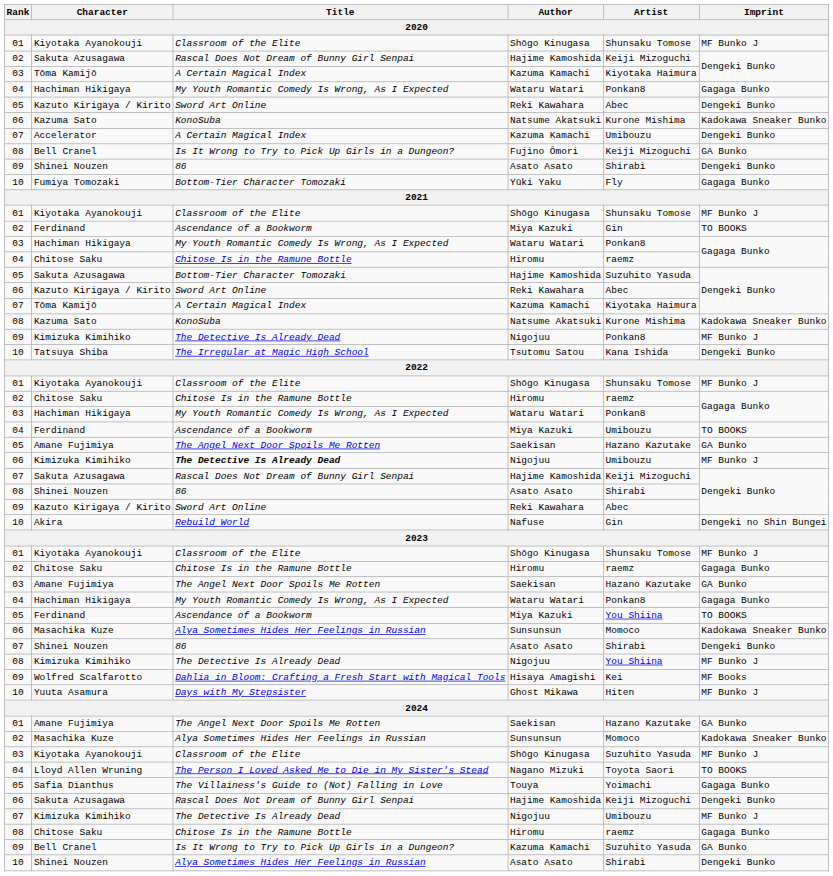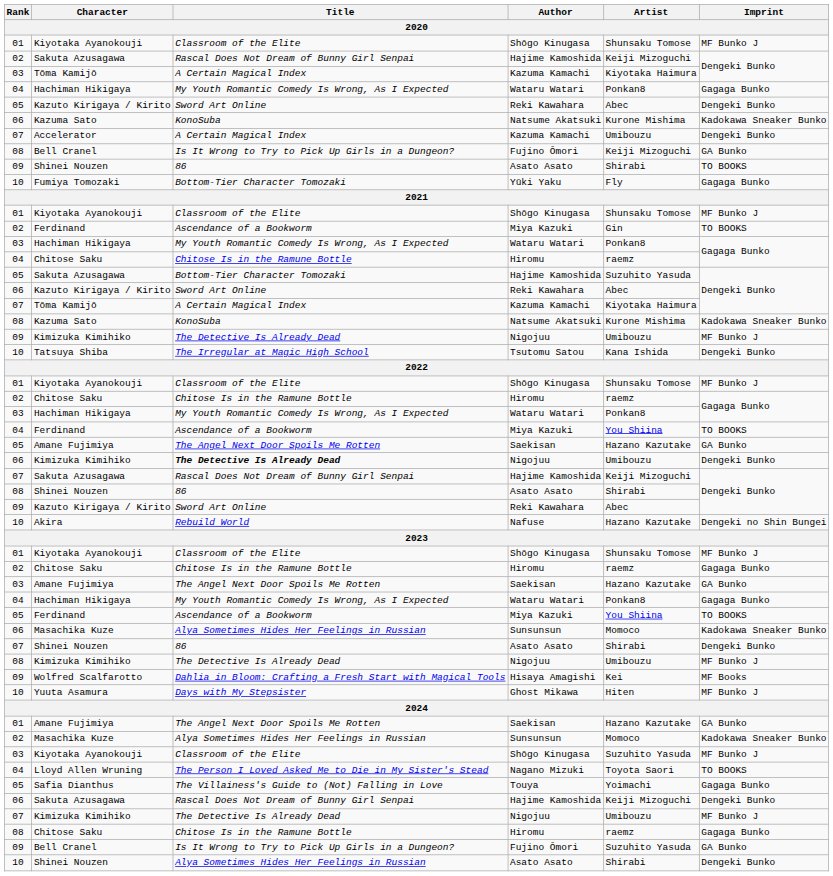(738, 167) Dengeki Bunko -> (724, 167) TO BOOKS
(626, 337) Ponkan8 -> (628, 337) Umibouzu
(628, 430) Umibouzu -> (634, 430) You Shiina
(730, 461) MF Bunko J -> (738, 461) Dengeki Bunko
(614, 523) Gin -> (648, 523) Hazano Kazutake
(634, 662) You Shiina -> (628, 662) Umibouzu
(550, 847) Kazuma Kamachi -> (544, 847) Fujino Ōmori
